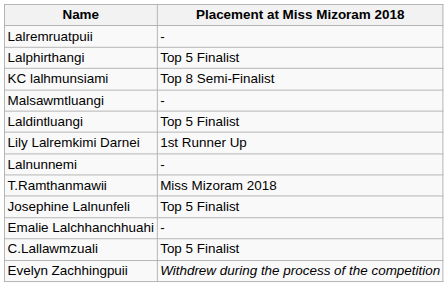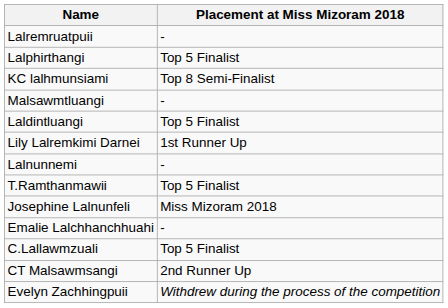(218, 185) Miss Mizoram 2018 -> (200, 185) Top 5 Finalist
(200, 206) Top 5 Finalist -> (218, 206) Miss Mizoram 2018
+ row: (63, 270)
